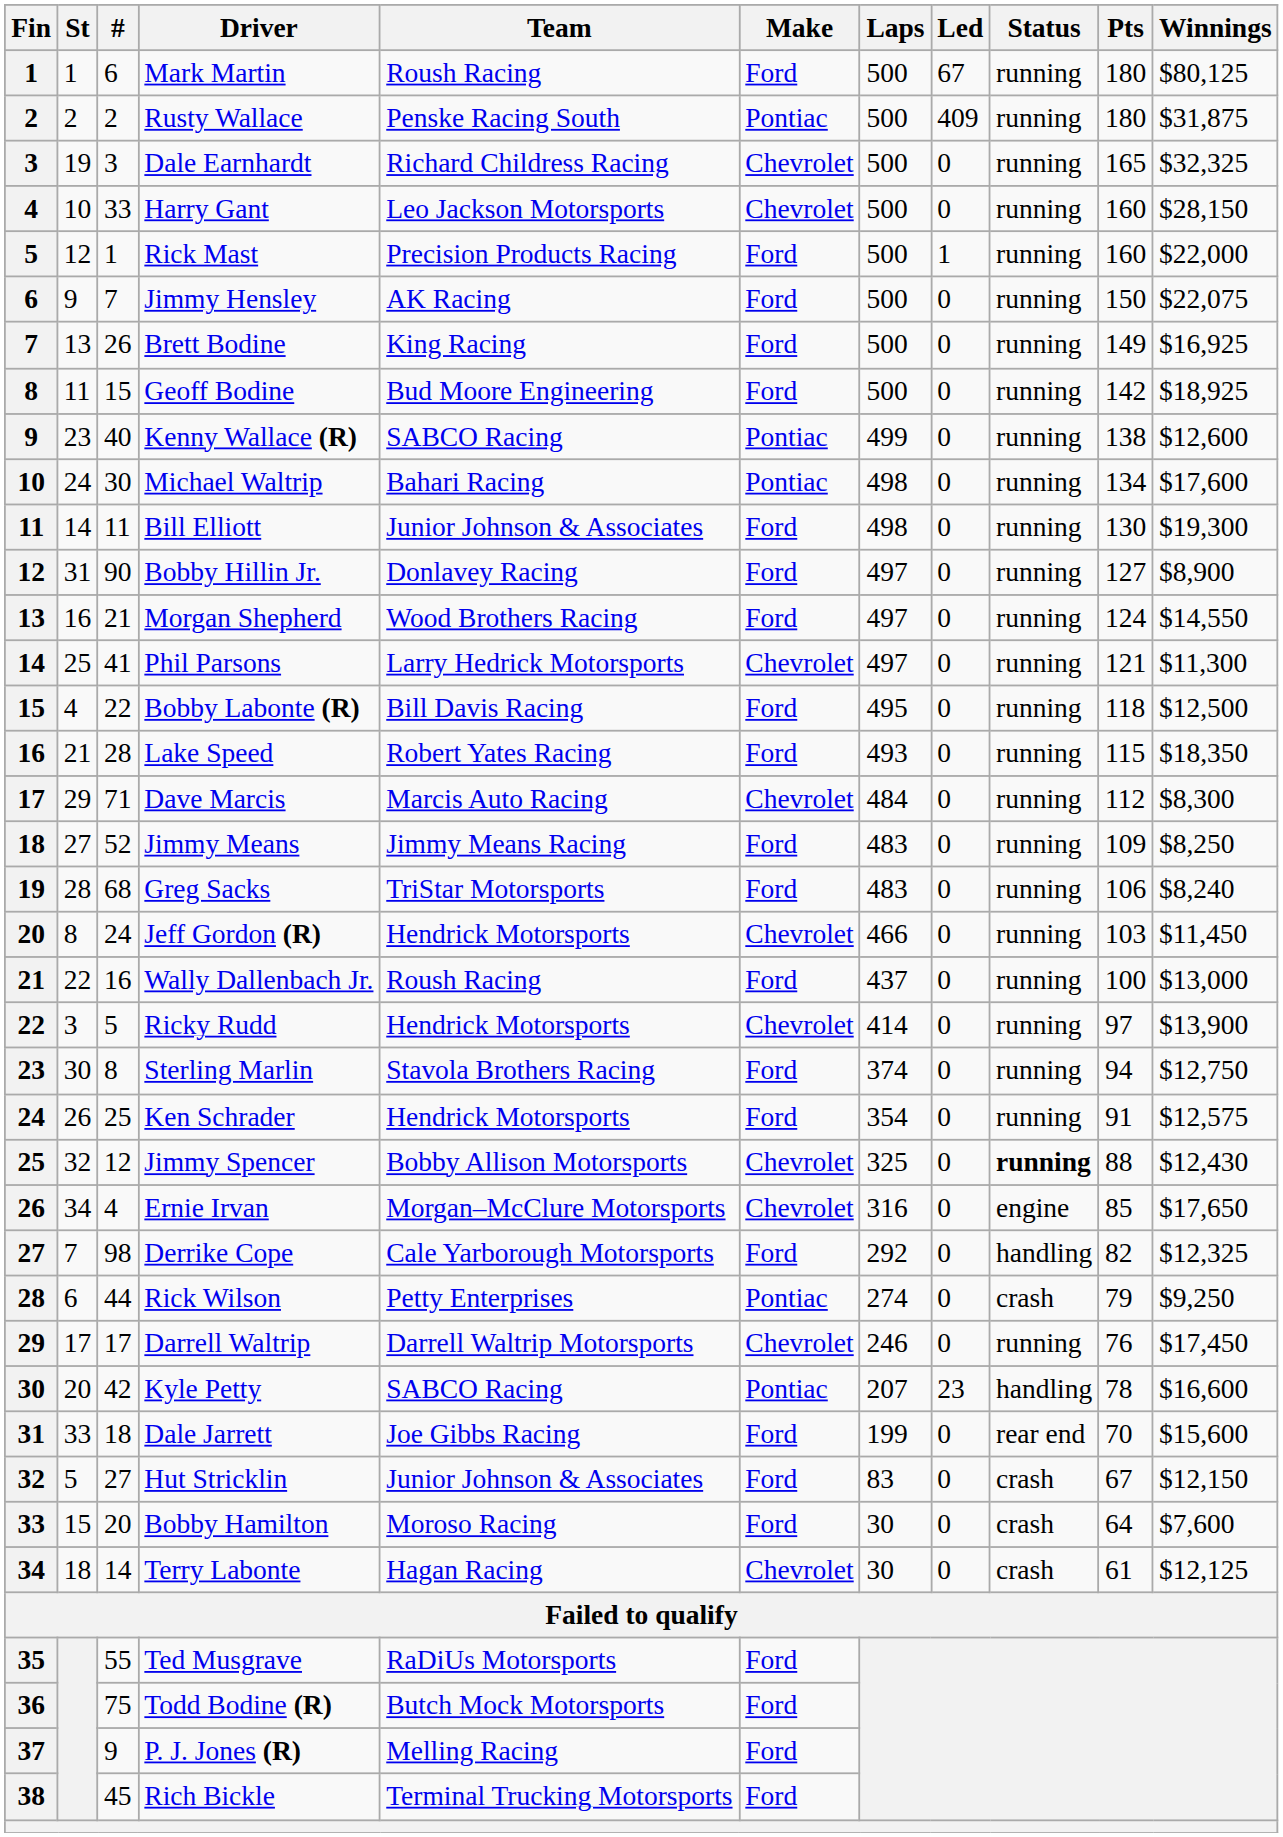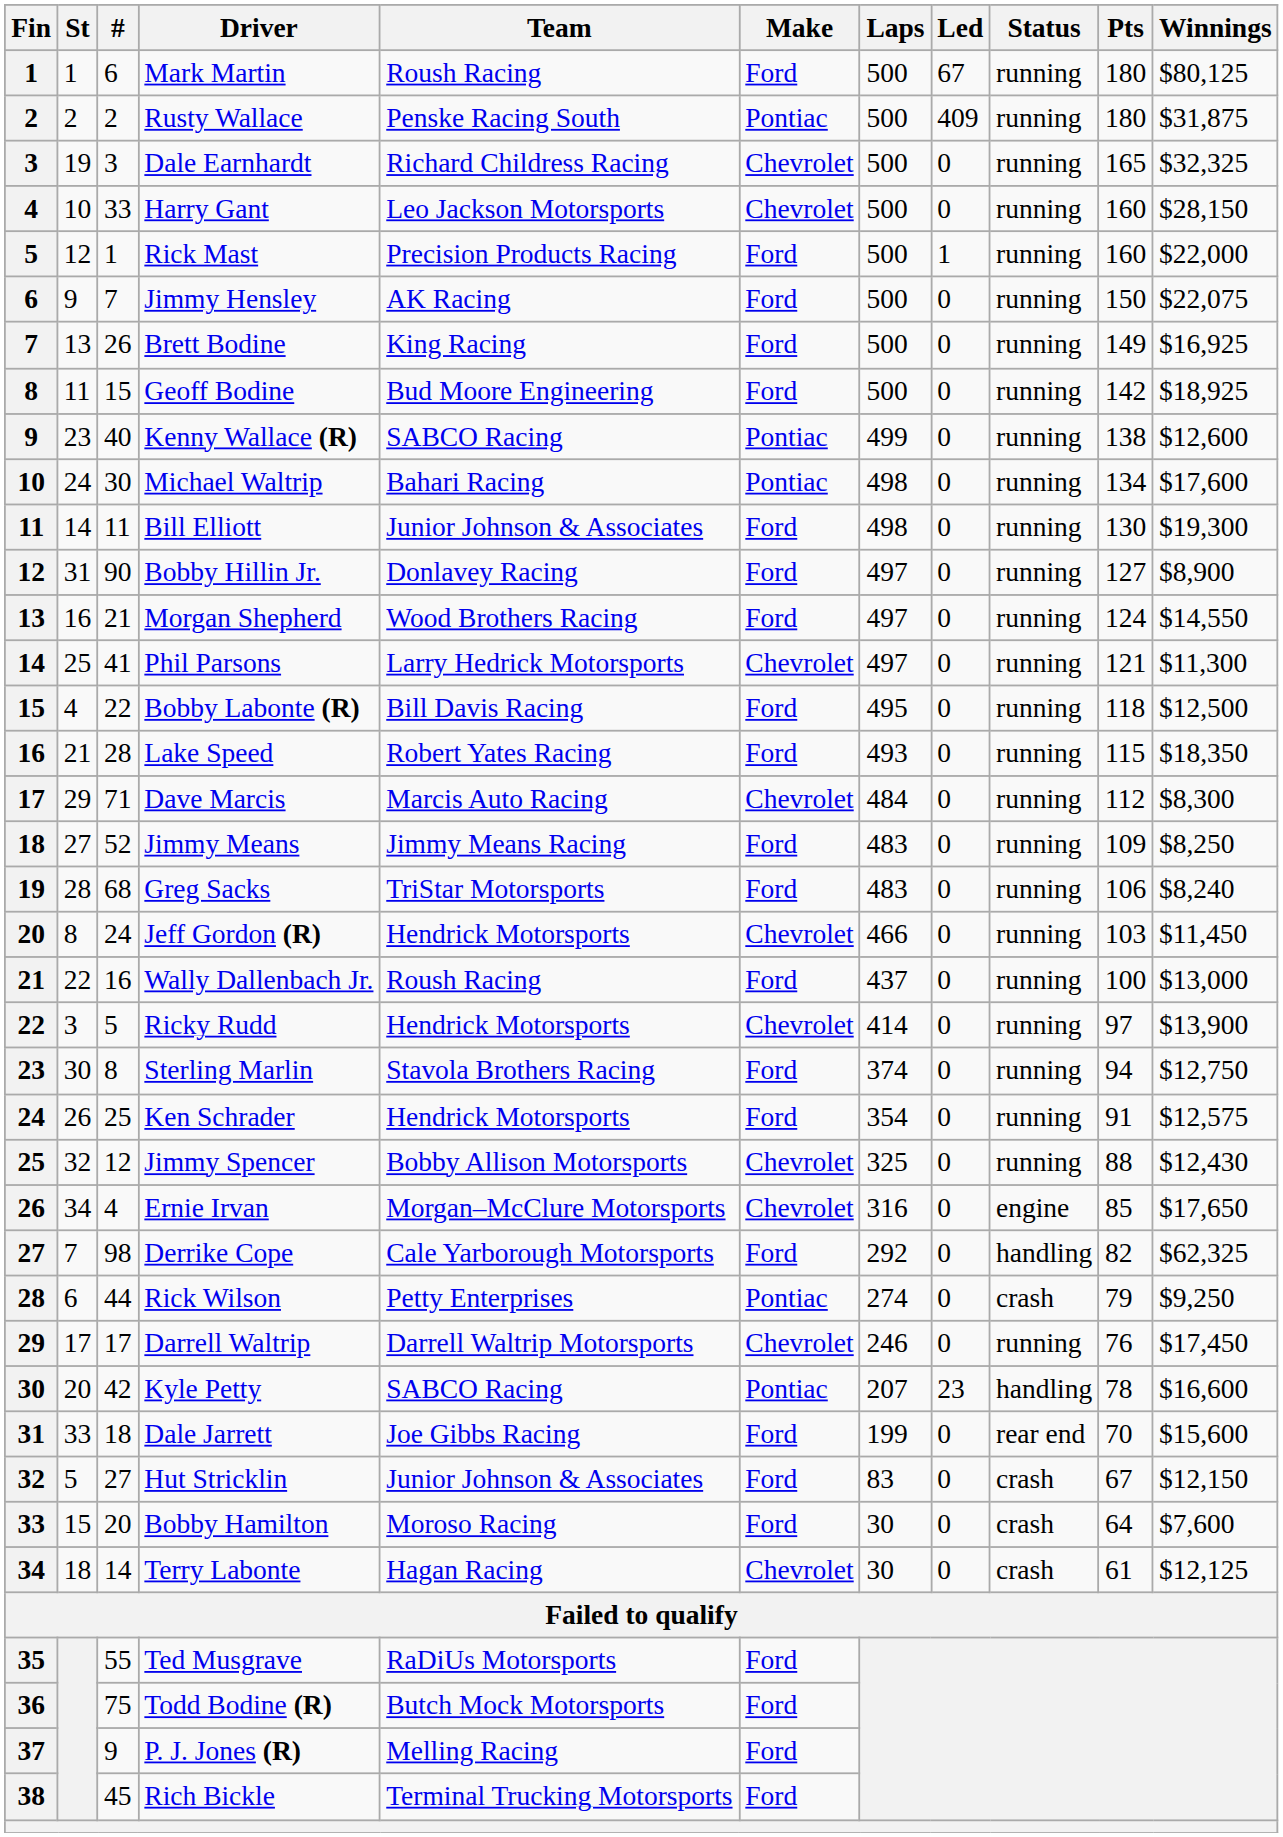(1043, 1161) bold -> (1039, 1161) normal
(1204, 1252) $12,325 -> (1204, 1252) $62,325
